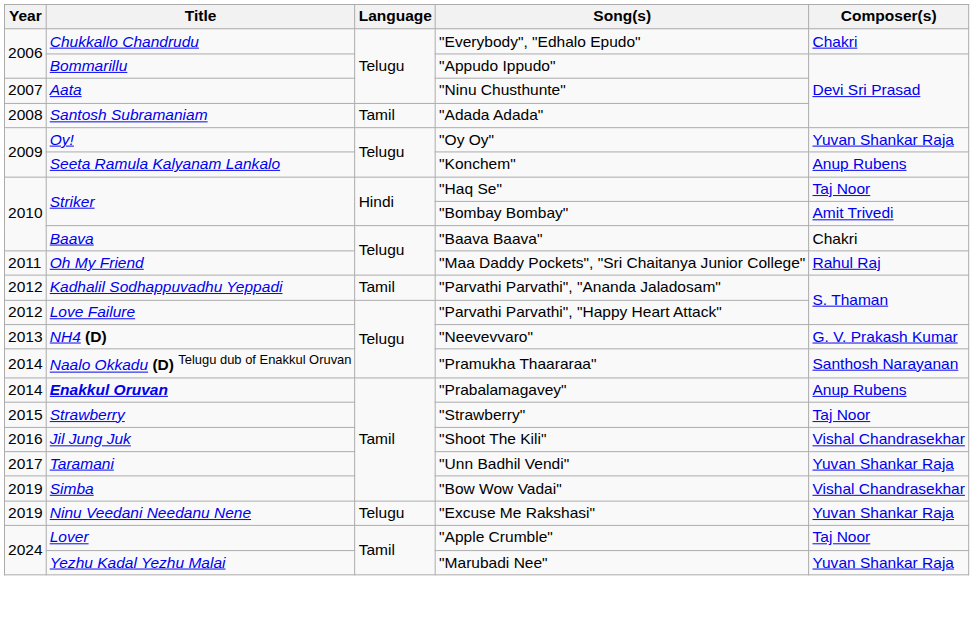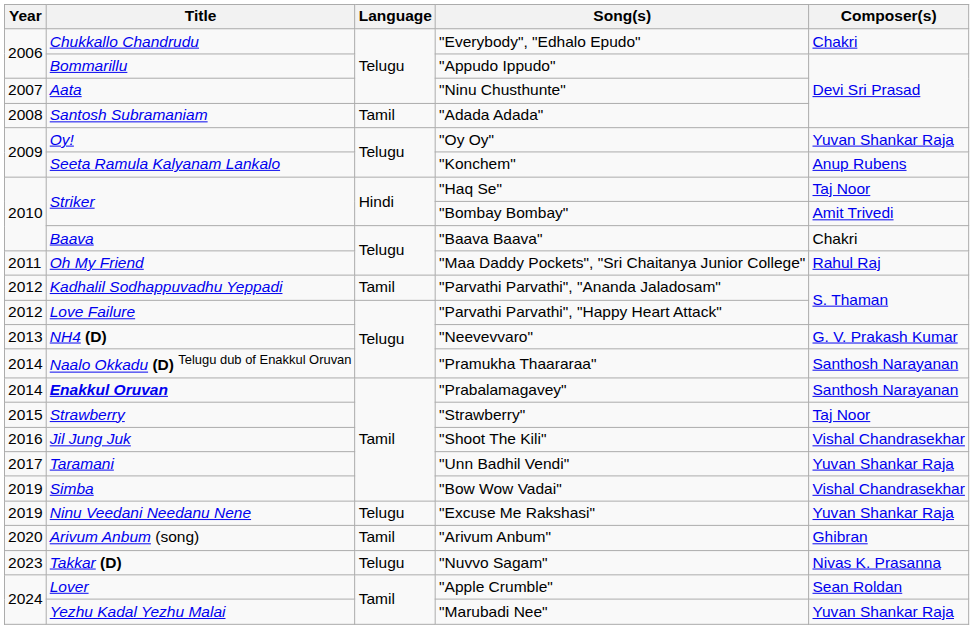(860, 390) Anup Rubens -> (885, 390) Santhosh Narayanan
+ row: (495, 537)
+ row: (493, 562)
(841, 537) Taj Noor -> (857, 587) Sean Roldan
